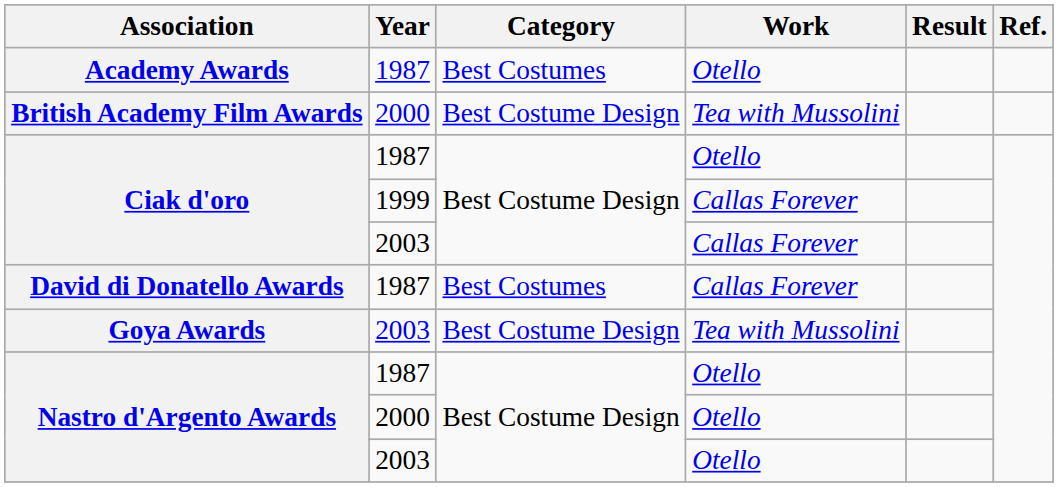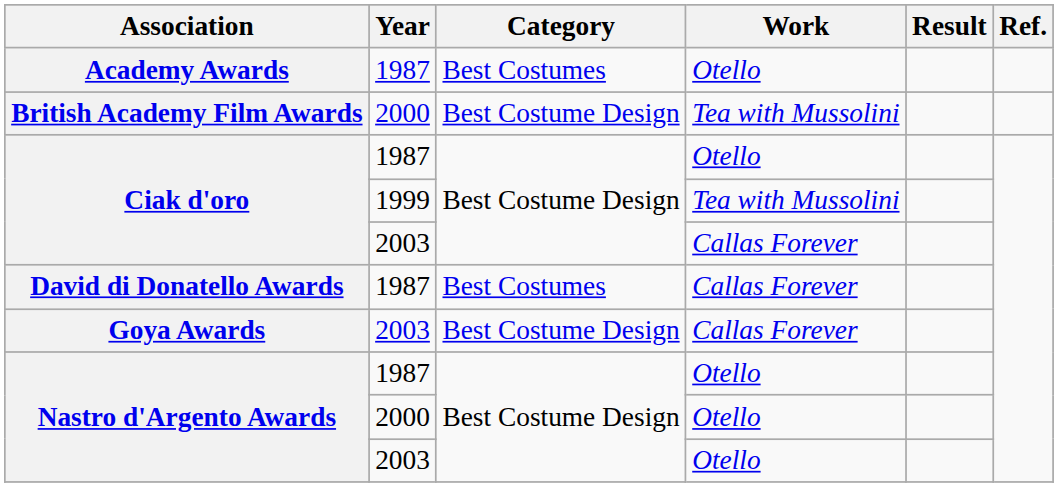(775, 199) Callas Forever -> (796, 199) Tea with Mussolini
(796, 329) Tea with Mussolini -> (775, 329) Callas Forever
